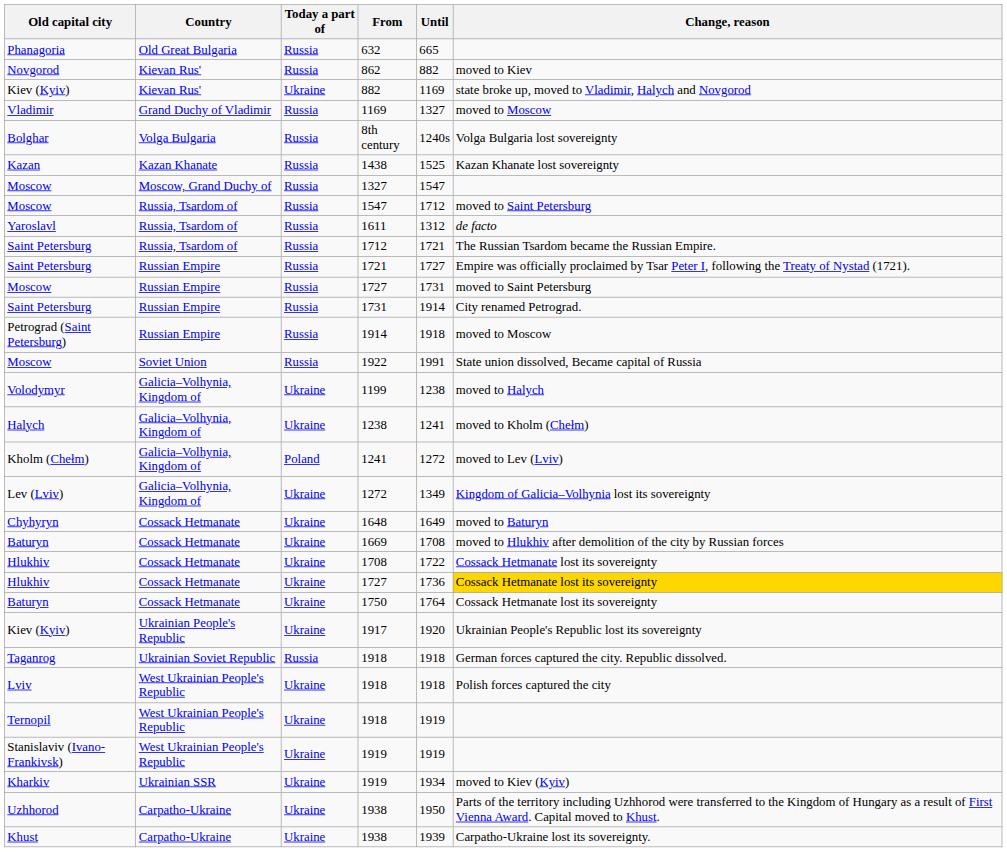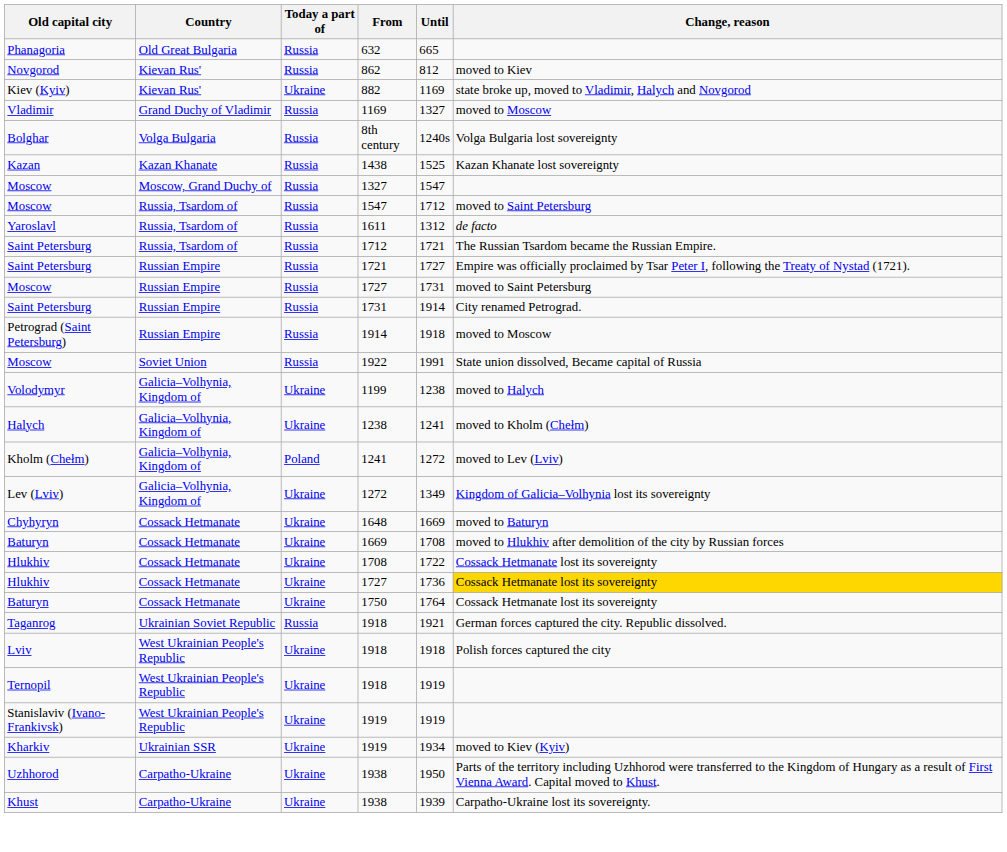(429, 69) 882 -> (429, 69) 812
(432, 521) 1649 -> (432, 521) 1669
- row: (38, 630)
(432, 657) 1918 -> (432, 622) 1921
